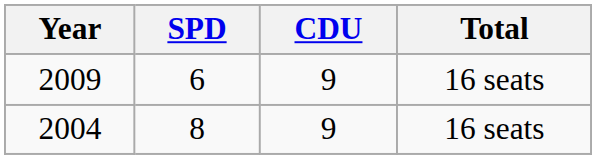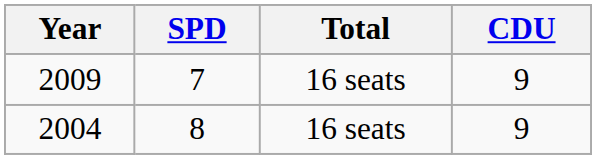columns swapped: (328, 29) <-> (494, 29)
(197, 79) 6 -> (197, 79) 7
